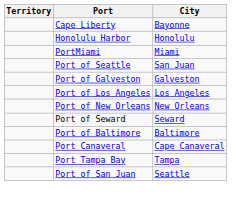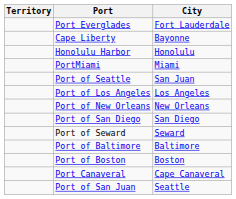+ row: (93, 25)
- row: (98, 79)
+ row: (98, 120)
+ row: (90, 160)
- row: (90, 160)
